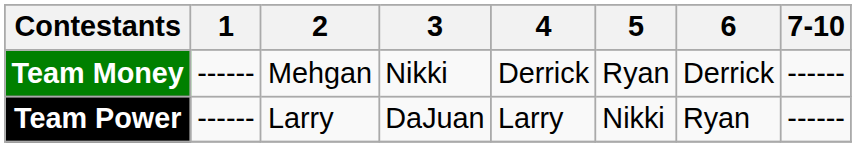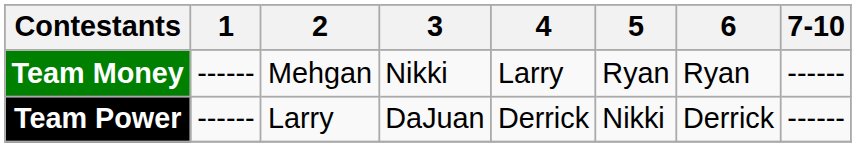(543, 73) Derrick -> (531, 73) Larry
(728, 73) Derrick -> (717, 73) Ryan
(531, 118) Larry -> (543, 118) Derrick
(717, 118) Ryan -> (728, 118) Derrick
